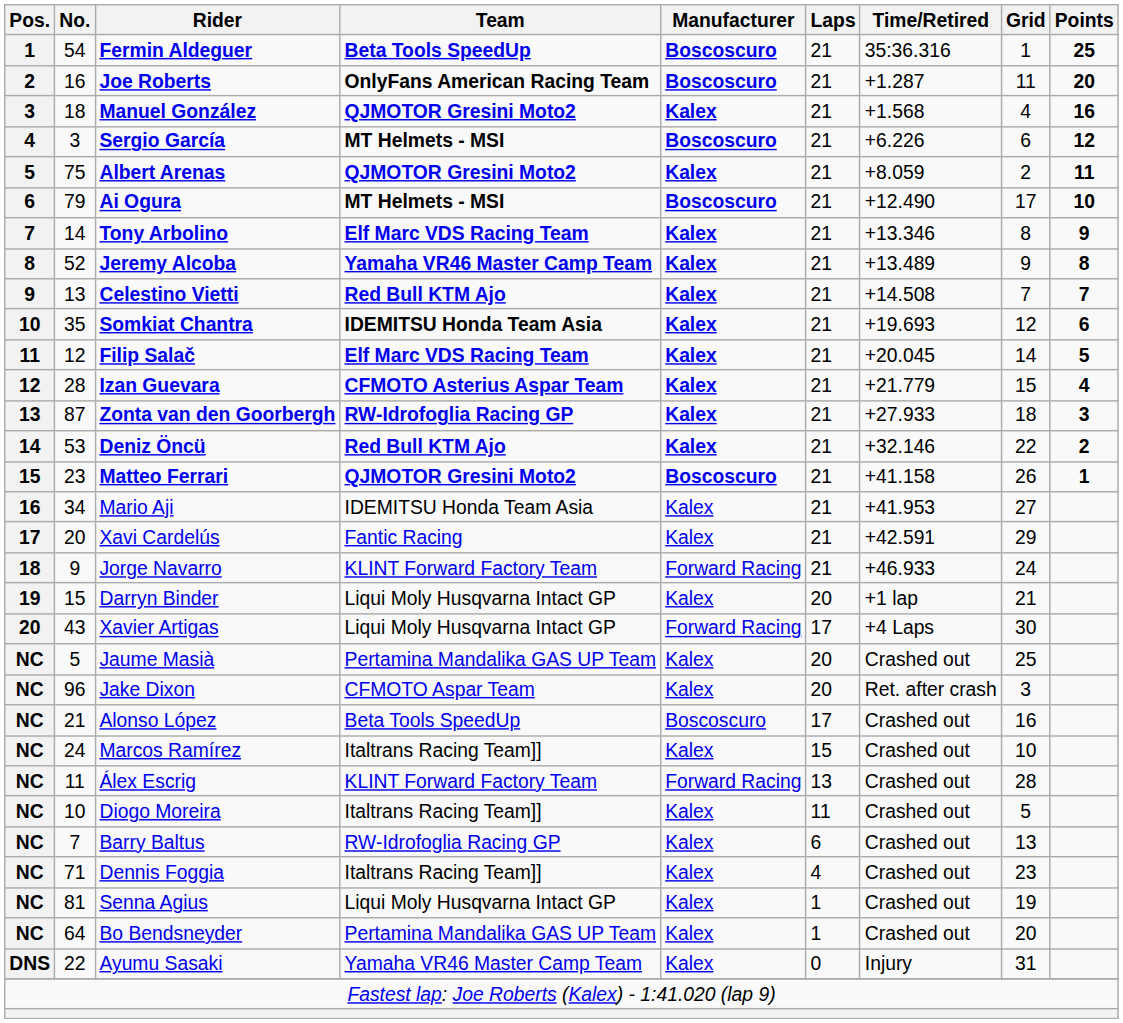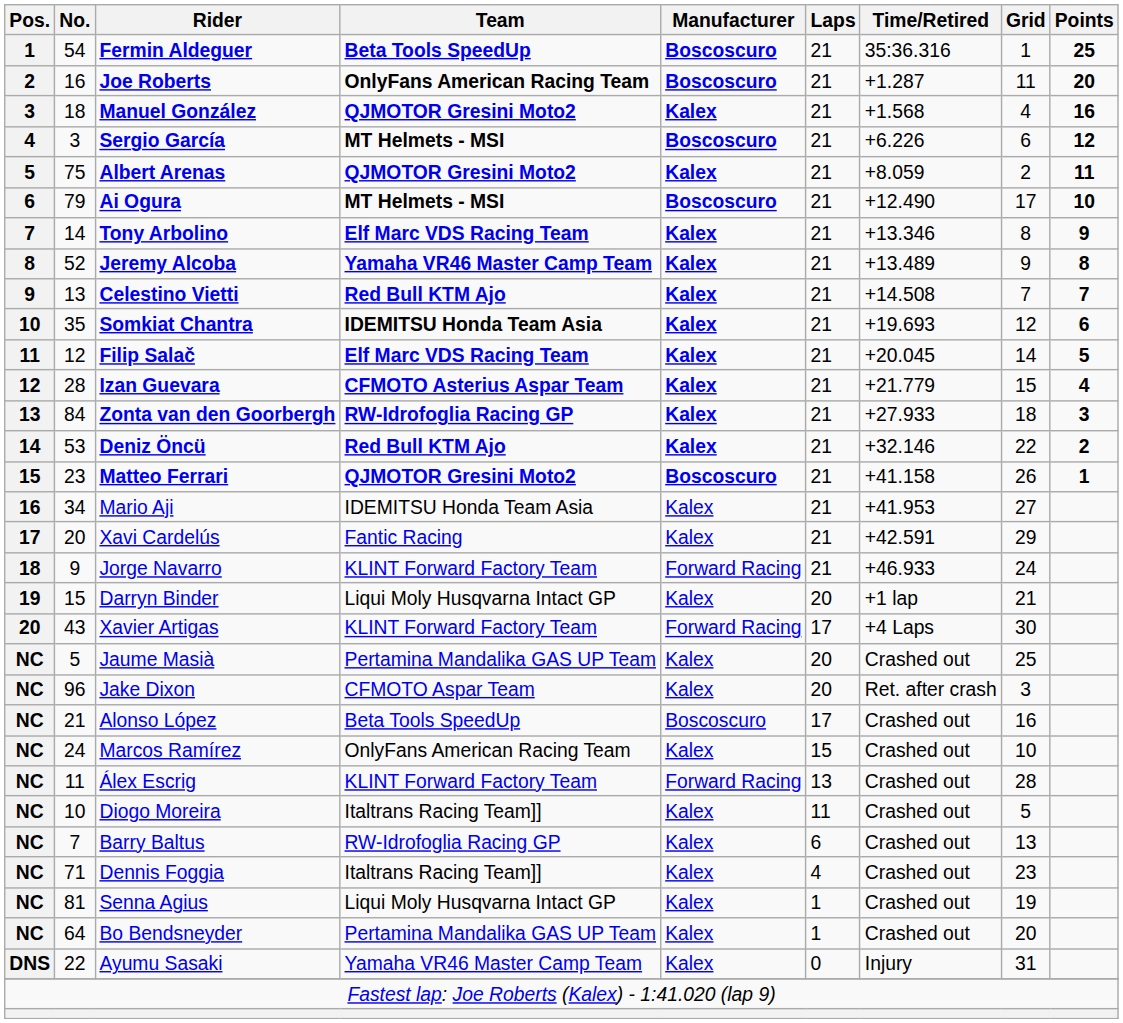(75, 415) 87 -> (75, 415) 84
(480, 628) Liqui Moly Husqvarna Intact GP -> (471, 628) KLINT Forward Factory Team
(443, 750) Italtrans Racing Team]] -> (488, 750) OnlyFans American Racing Team
